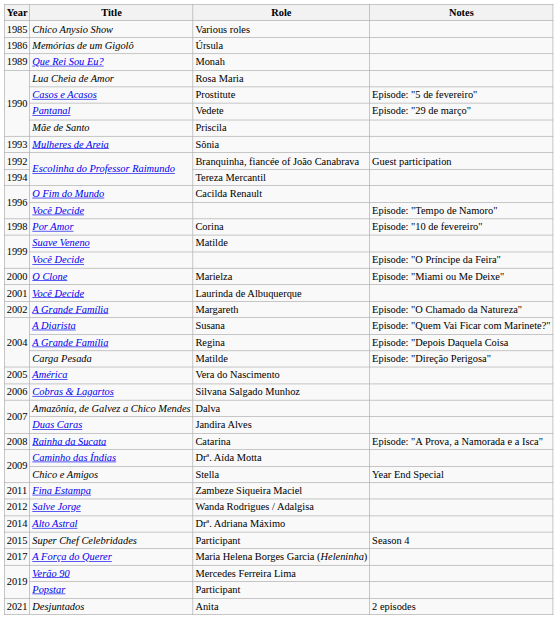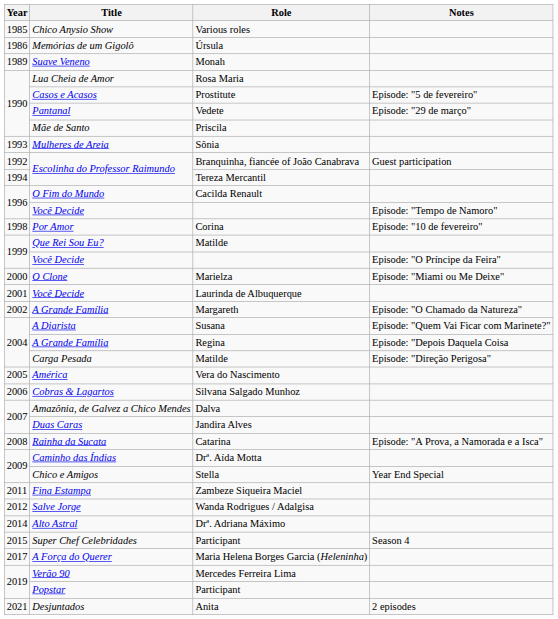(68, 62) Que Rei Sou Eu? -> (61, 62) Suave Veneno
(61, 243) Suave Veneno -> (68, 243) Que Rei Sou Eu?
